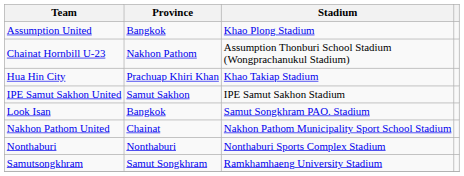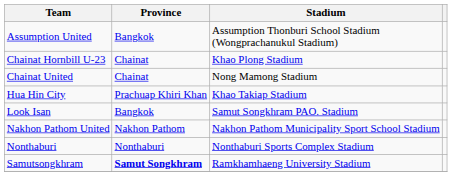(269, 30) Khao Plong Stadium -> (296, 36) Assumption Thonburi School Stadium (Wongprachanukul Stadium)
(162, 53) Nakhon Pathom -> (132, 59) Chainat
(308, 53) Assumption Thonburi School Stadium (Wongprachanukul Stadium) -> (257, 59) Khao Plong Stadium
+ row: (40, 77)
- row: (64, 94)
(143, 128) Chainat -> (150, 128) Nakhon Pathom
(167, 163) normal -> (158, 163) bold
